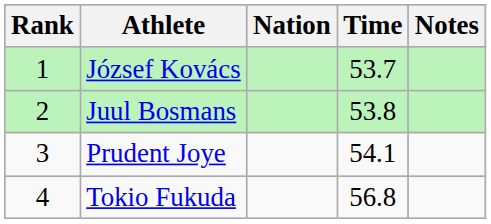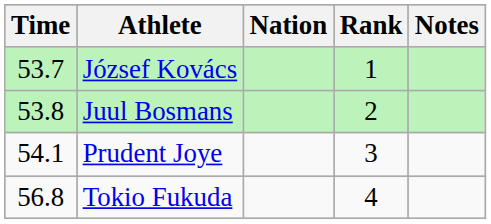columns swapped: (42, 25) <-> (373, 25)
